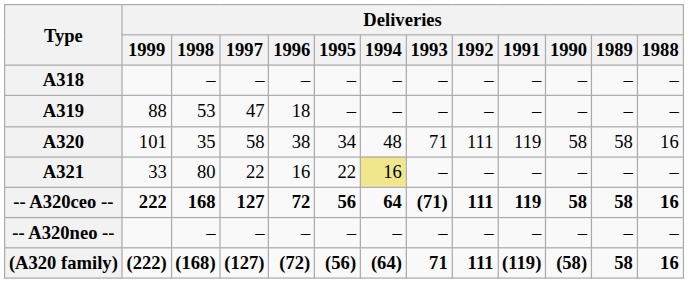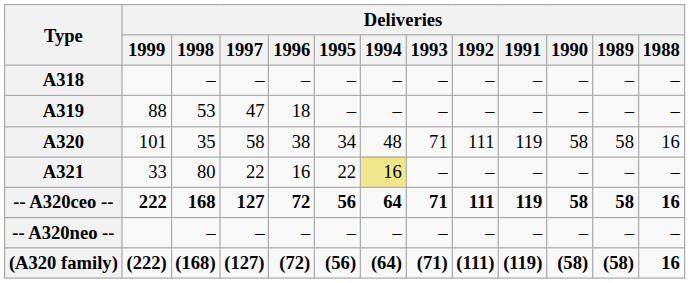(432, 202) (71) -> (438, 202) 71
(438, 263) 71 -> (432, 263) (71)
(481, 263) 111 -> (475, 263) (111)
(624, 263) 58 -> (618, 263) (58)
